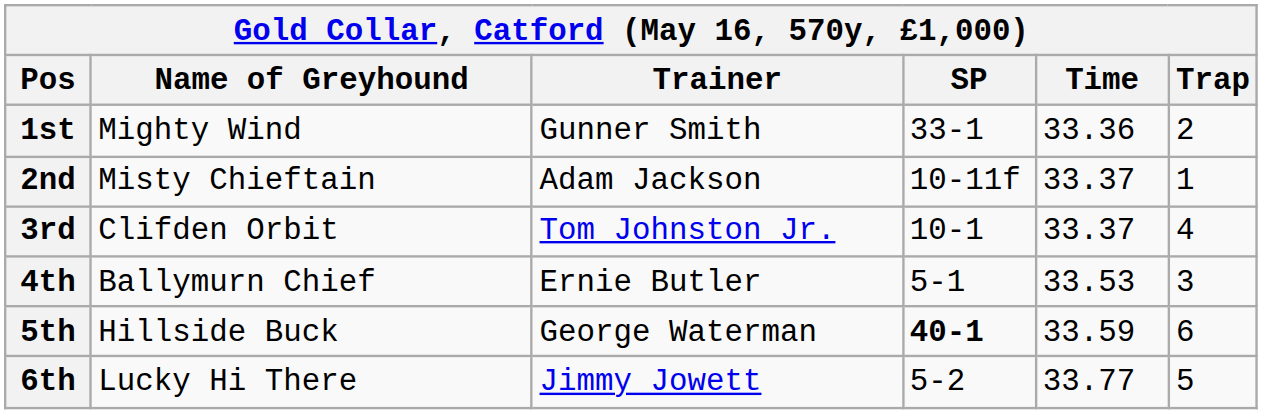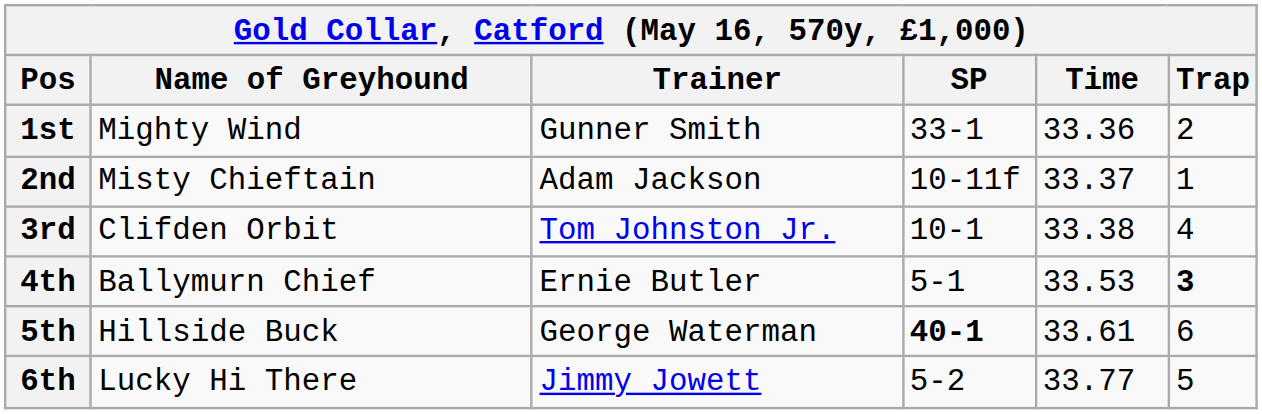(1089, 231) 33.37 -> (1089, 231) 33.38
(1185, 281) normal -> (1185, 281) bold
(1089, 332) 33.59 -> (1089, 332) 33.61
